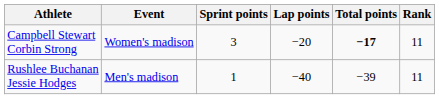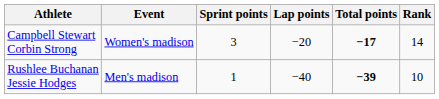(417, 42) 11 -> (417, 42) 14
(366, 77) normal -> (366, 77) bold
(417, 77) 11 -> (417, 77) 10
